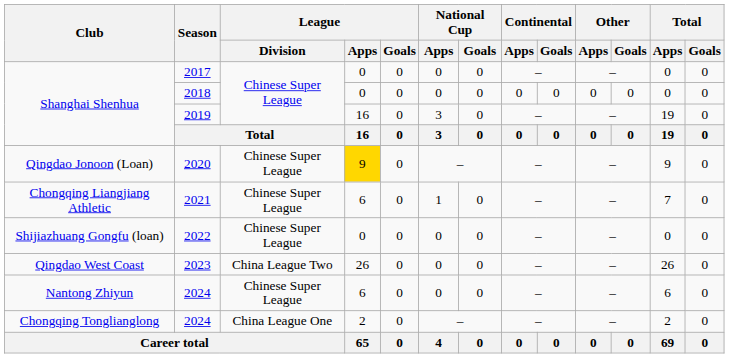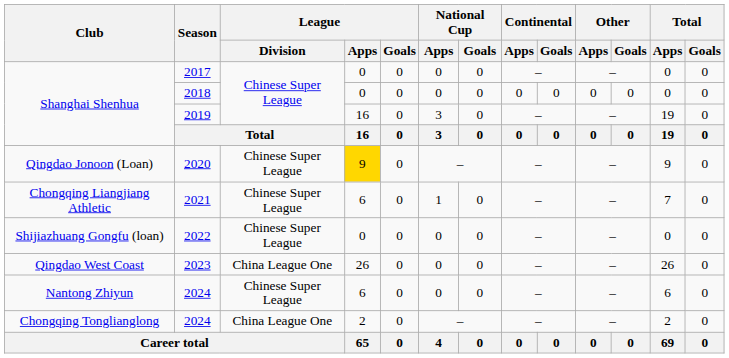(282, 264) China League Two -> (282, 264) China League One
